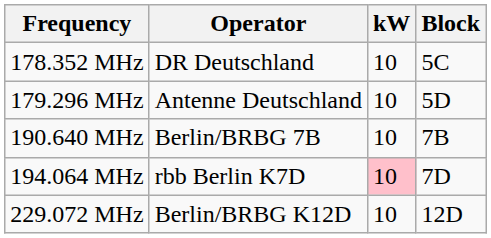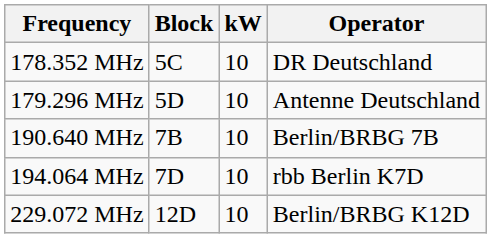columns swapped: (451, 23) <-> (258, 23)
(385, 175) pink background -> (236, 175) no background
